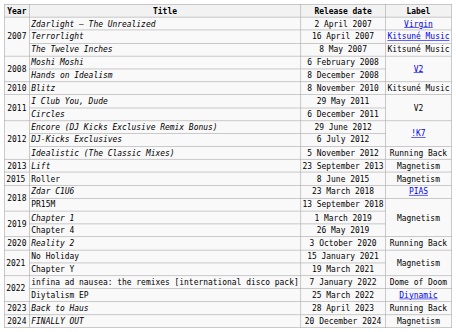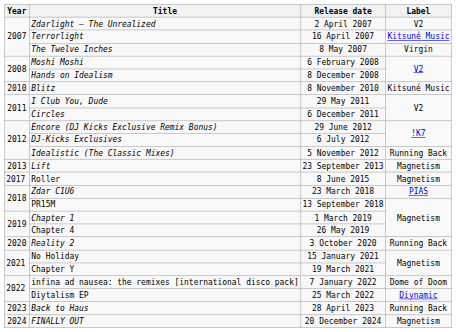(418, 24) Virgin -> (418, 24) V2
(418, 50) Kitsuné Music -> (418, 50) Virgin
(16, 179) 2015 -> (16, 179) 2017
